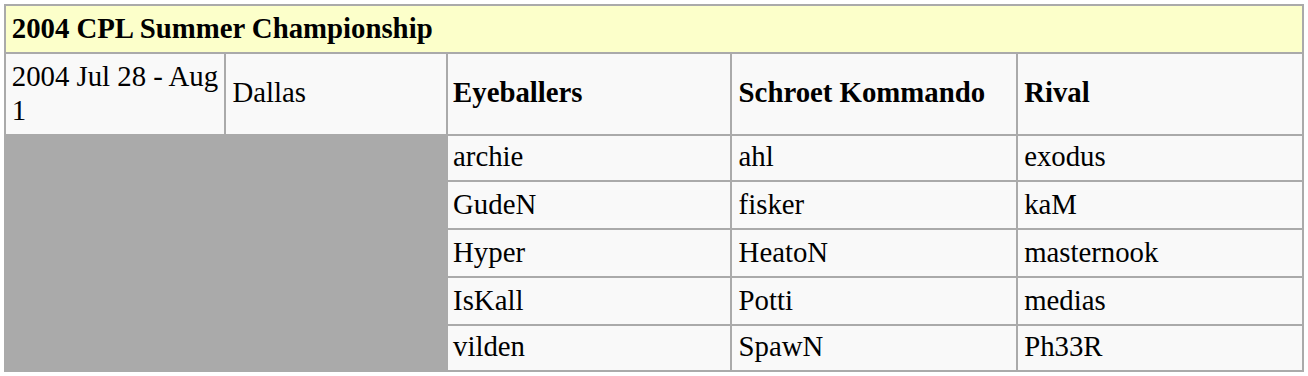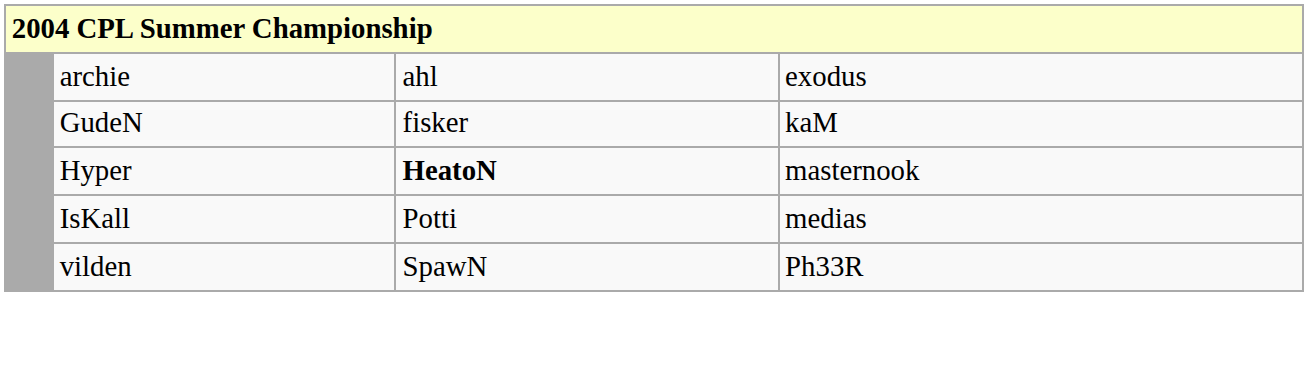- row: (518, 92)
(783, 252) normal -> (450, 170) bold
